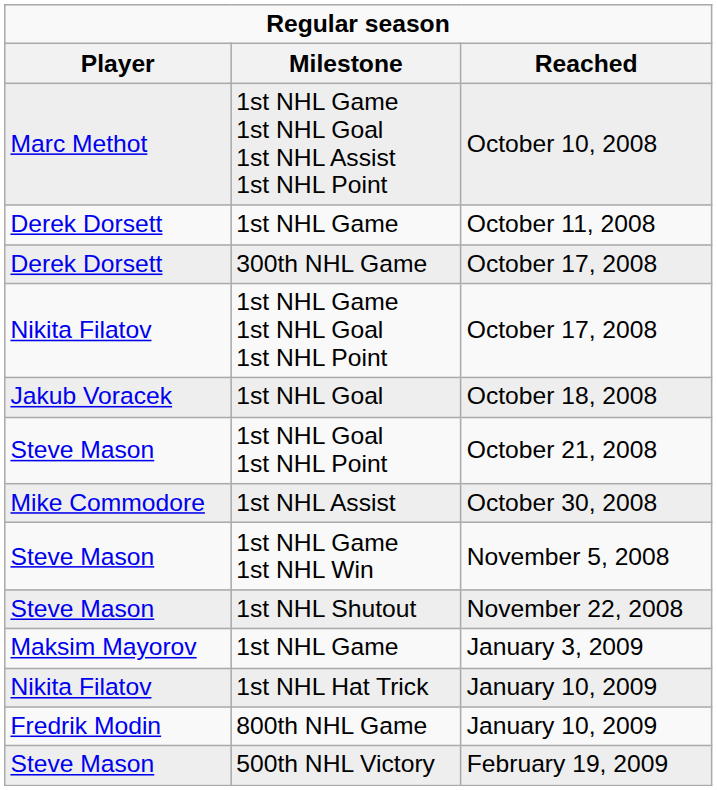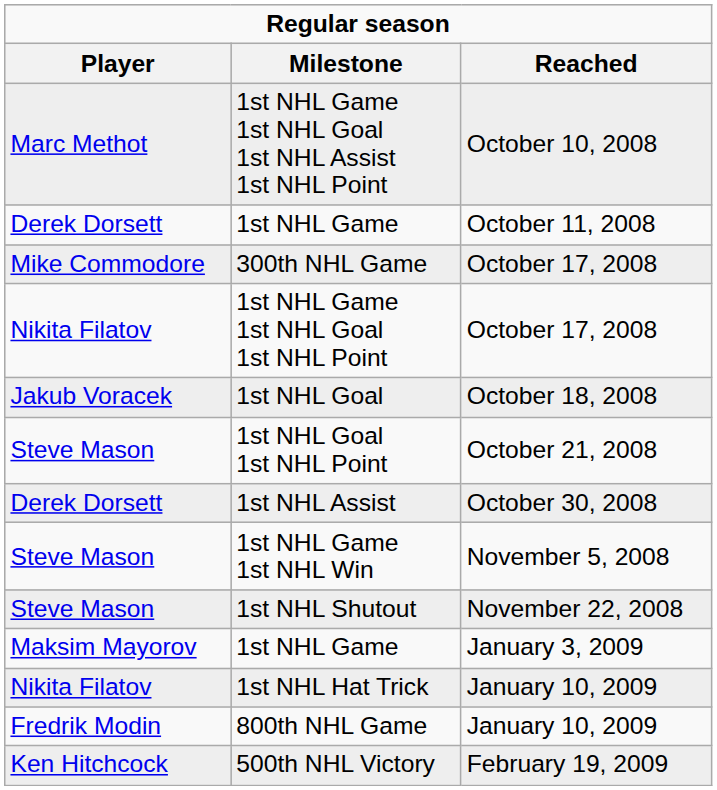(86, 263) Derek Dorsett -> (108, 263) Mike Commodore
(108, 502) Mike Commodore -> (86, 502) Derek Dorsett
(82, 765) Steve Mason -> (89, 765) Ken Hitchcock
